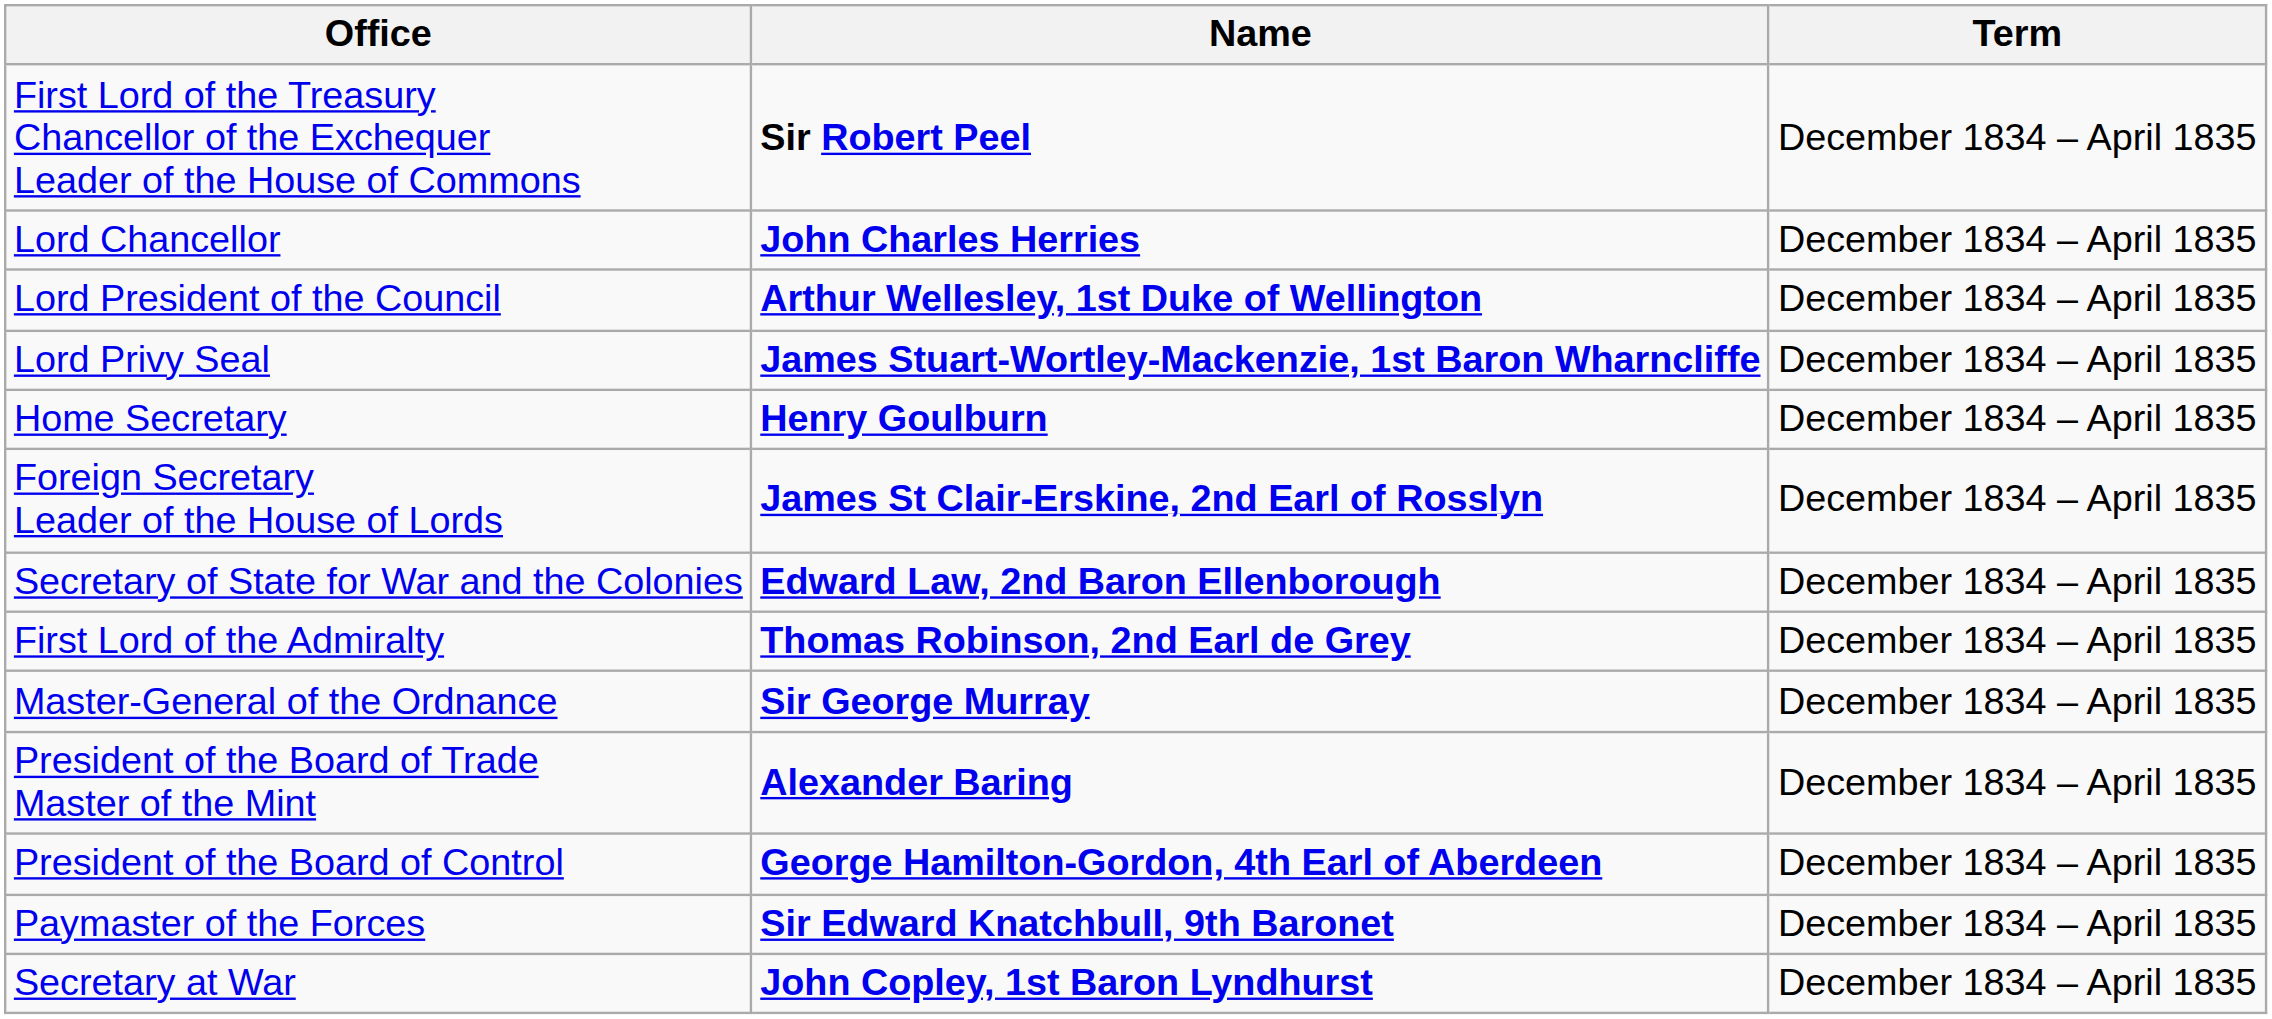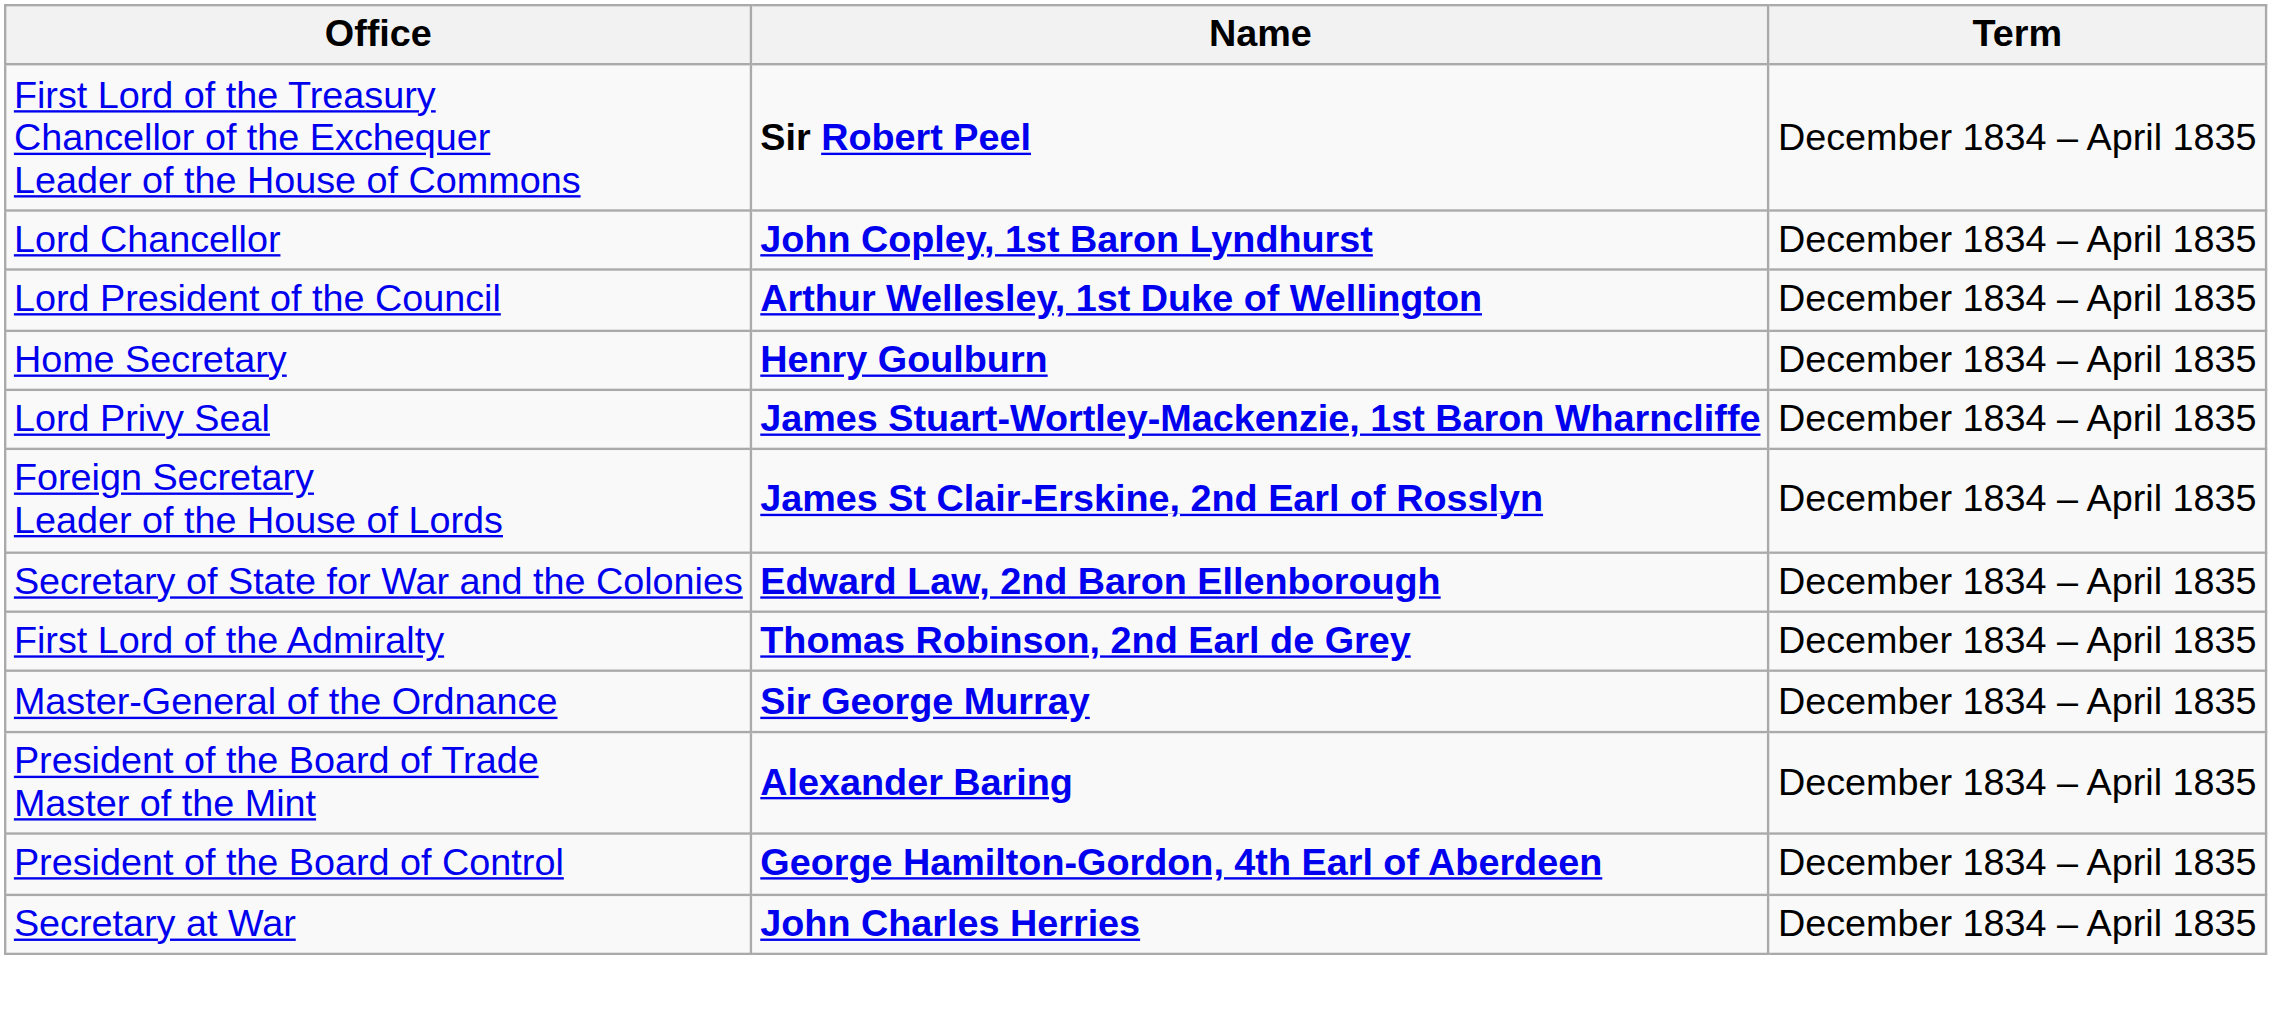(950, 239) John Charles Herries -> (1067, 239) John Copley, 1st Baron Lyndhurst
rows swapped: (142, 358) <-> (150, 418)
- row: (220, 922)
(1067, 982) John Copley, 1st Baron Lyndhurst -> (950, 922) John Charles Herries
